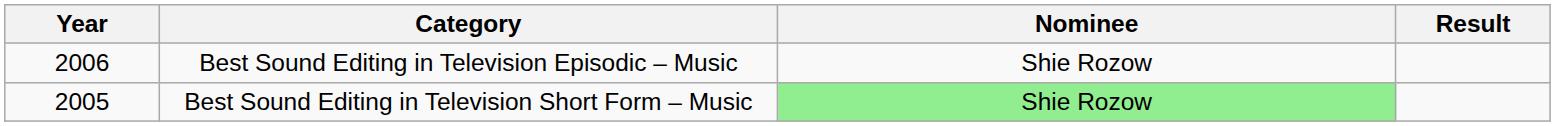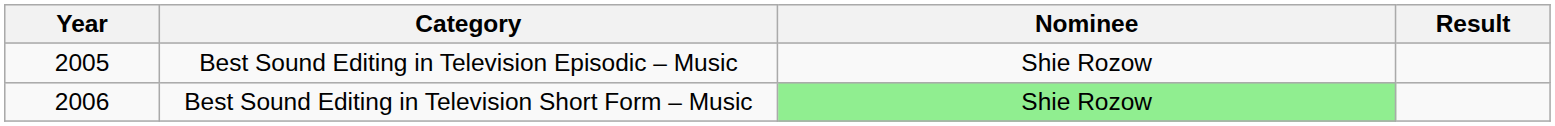(82, 62) 2006 -> (82, 62) 2005
(82, 101) 2005 -> (82, 101) 2006
